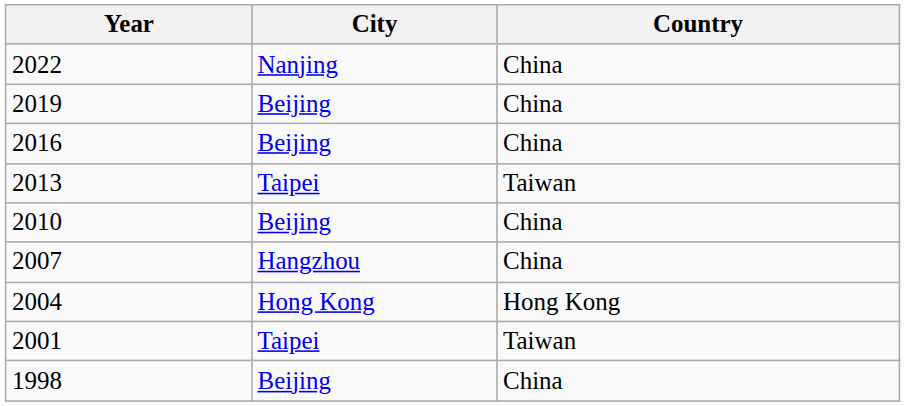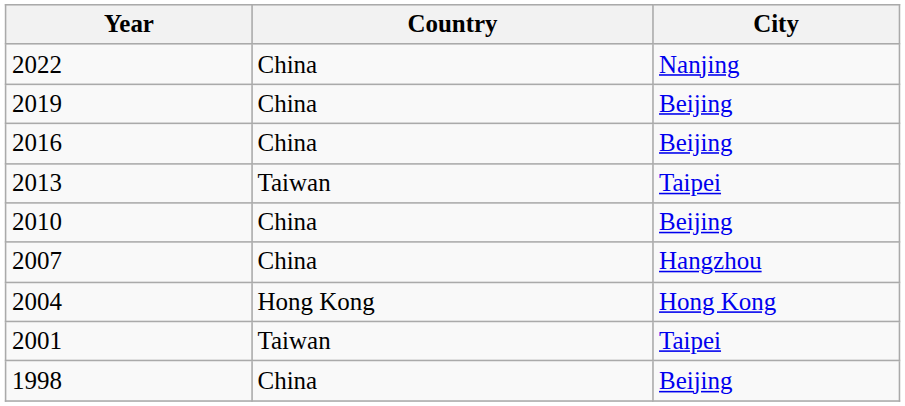columns swapped: (375, 24) <-> (698, 24)
